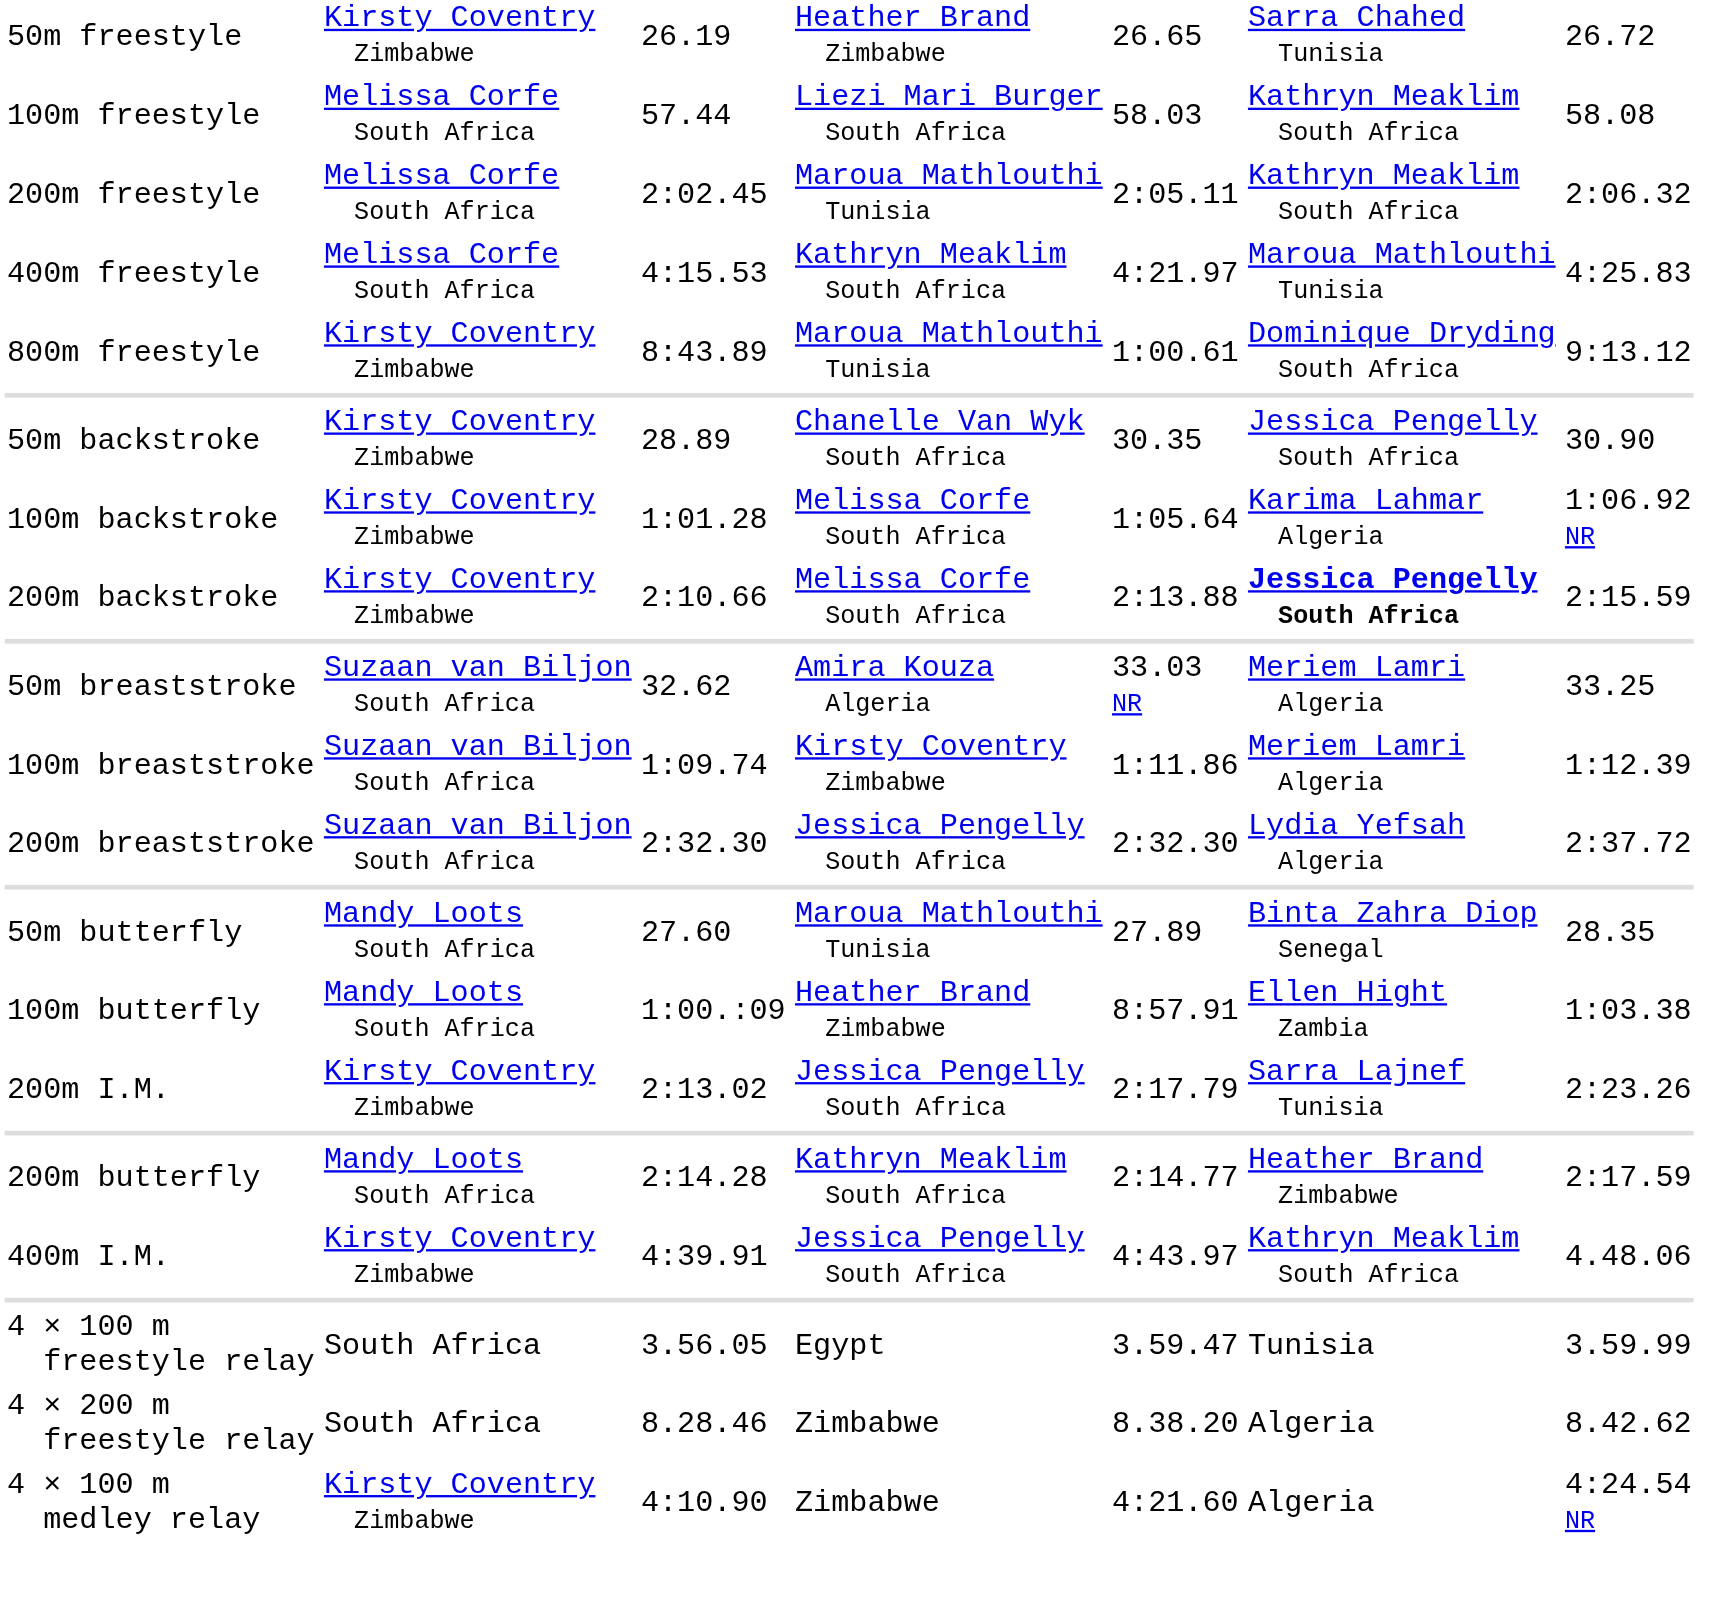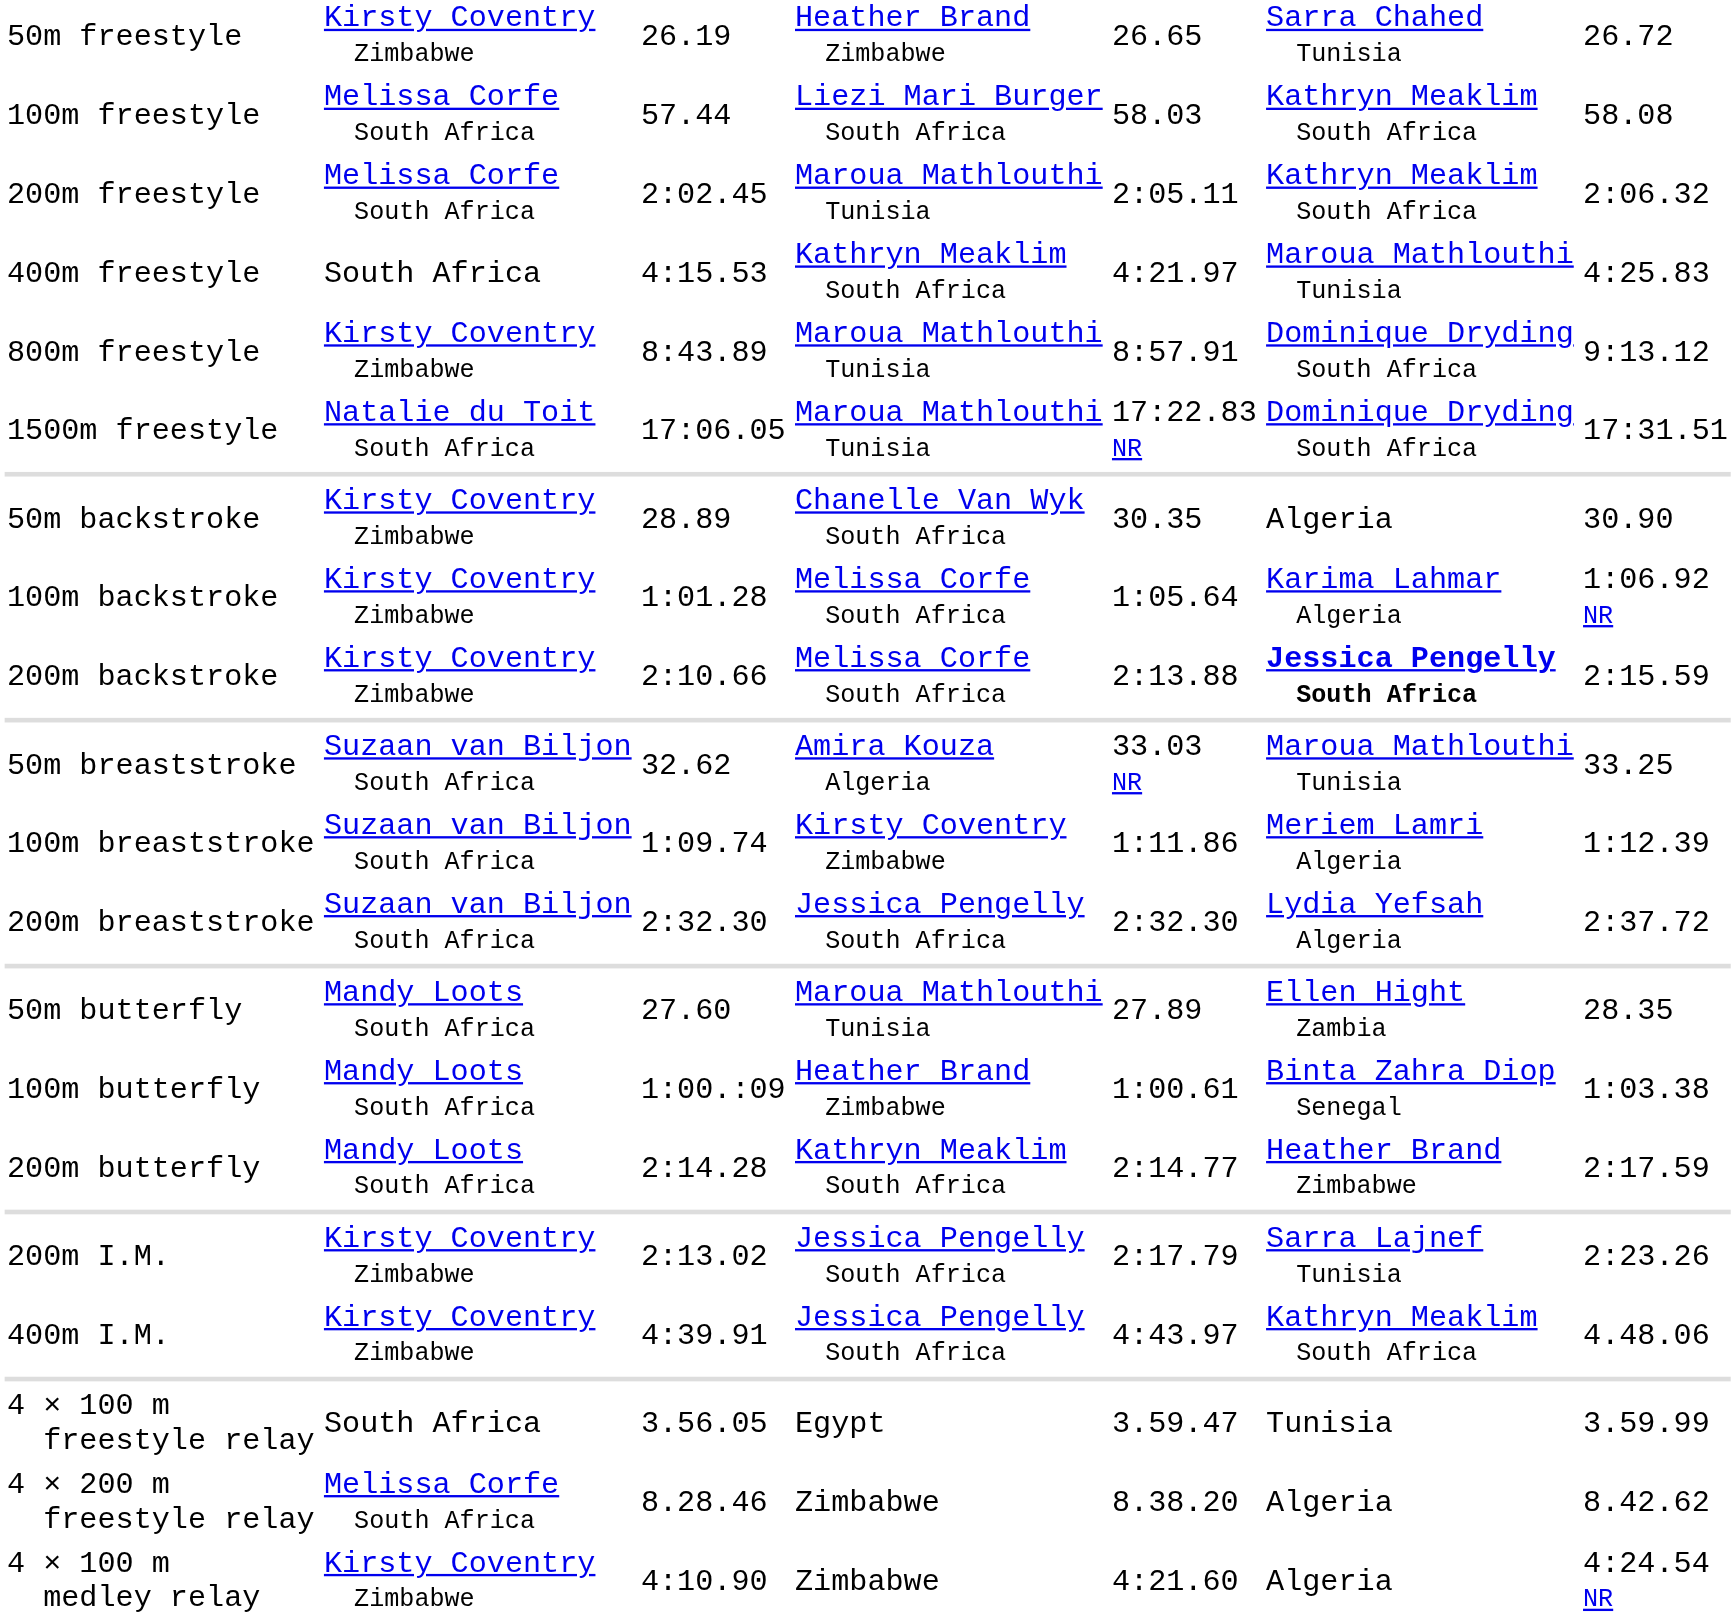(442, 271) Melissa Corfe South Africa -> (433, 272) South Africa
(1175, 351) 1:00.61 -> (1175, 351) 8:57.91
+ row: (143, 430)
(1393, 438) Jessica Pengelly South Africa -> (1329, 518) Algeria
(1357, 684) Meriem Lamri Algeria -> (1420, 763) Maroua Mathlouthi Tunisia
(1393, 930) Binta Zahra Diop Senegal -> (1366, 1009) Ellen Hight Zambia
(1175, 1010) 8:57.91 -> (1175, 1089) 1:00.61
(1348, 1009) Ellen Hight Zambia -> (1411, 1088) Binta Zahra Diop Senegal
rows swapped: (134, 1177) <-> (88, 1089)
(433, 1423) South Africa -> (442, 1501) Melissa Corfe South Africa
